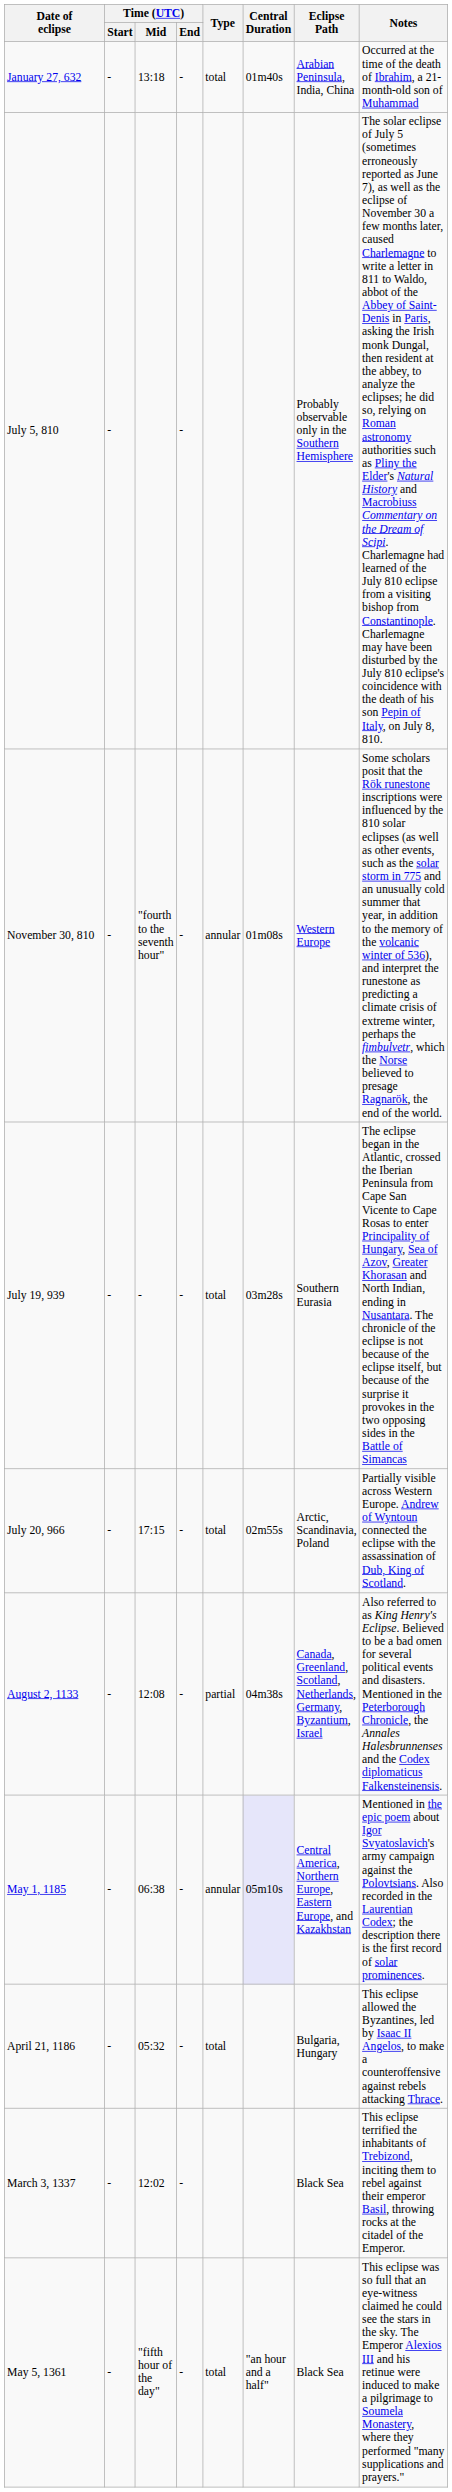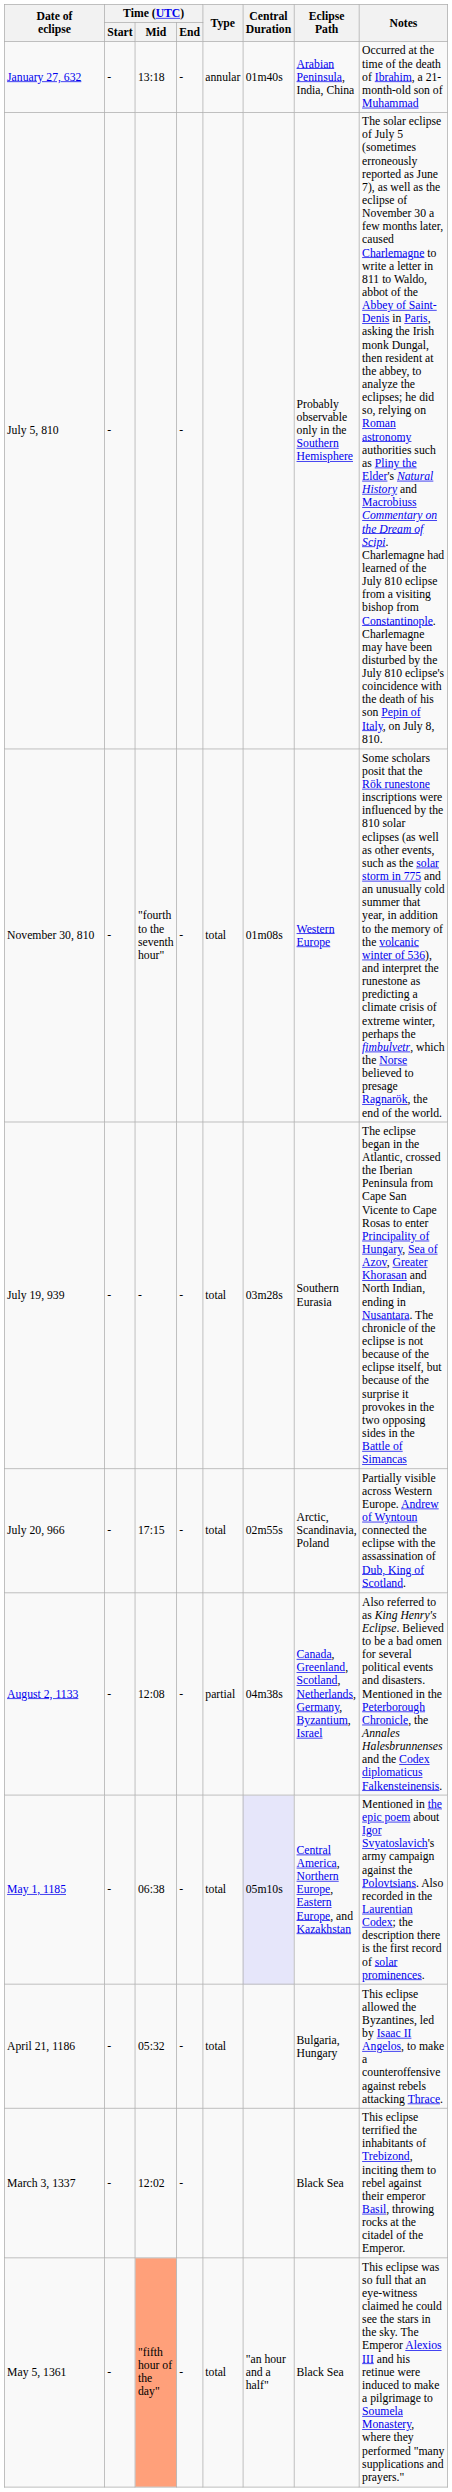(216, 77) total -> (223, 77) annular
(223, 935) annular -> (216, 935) total
(223, 1889) annular -> (216, 1889) total
(155, 2372) no background -> (155, 2372) lightsalmon background
